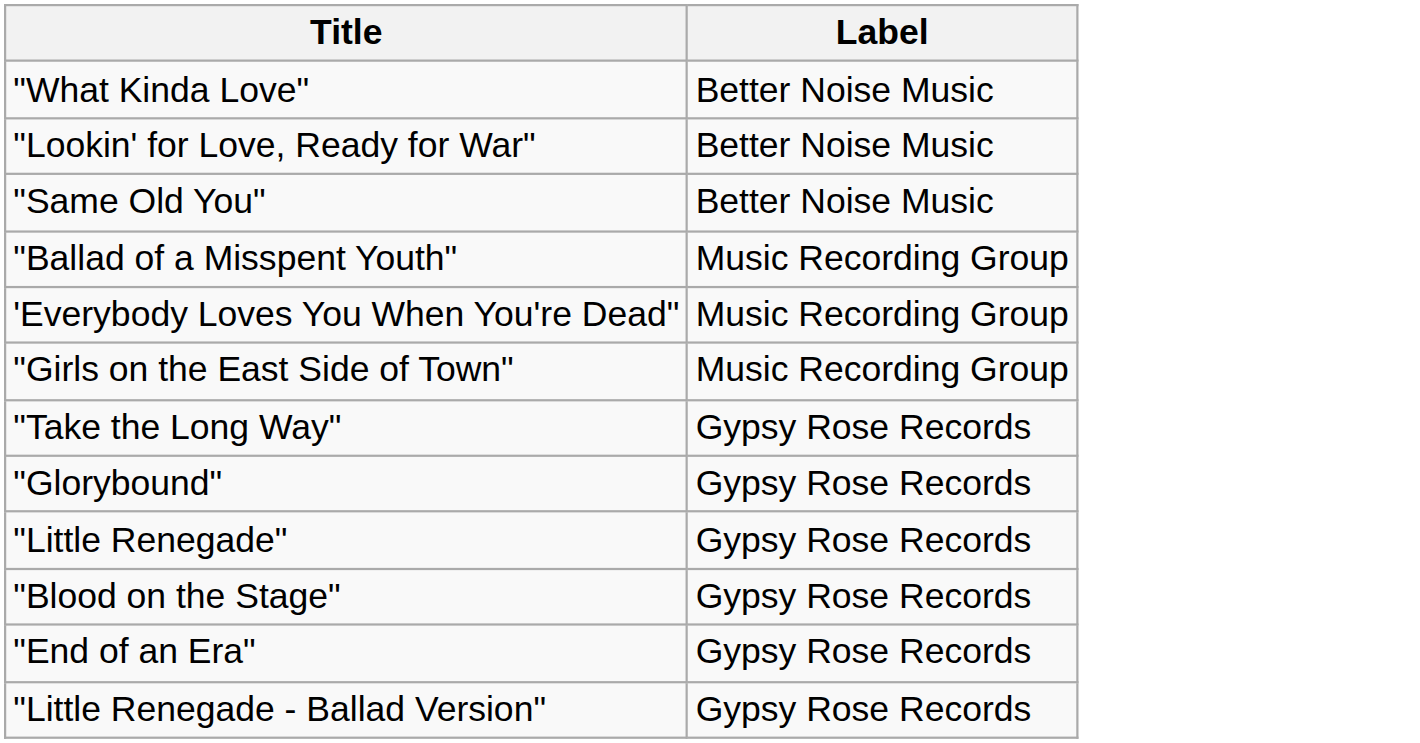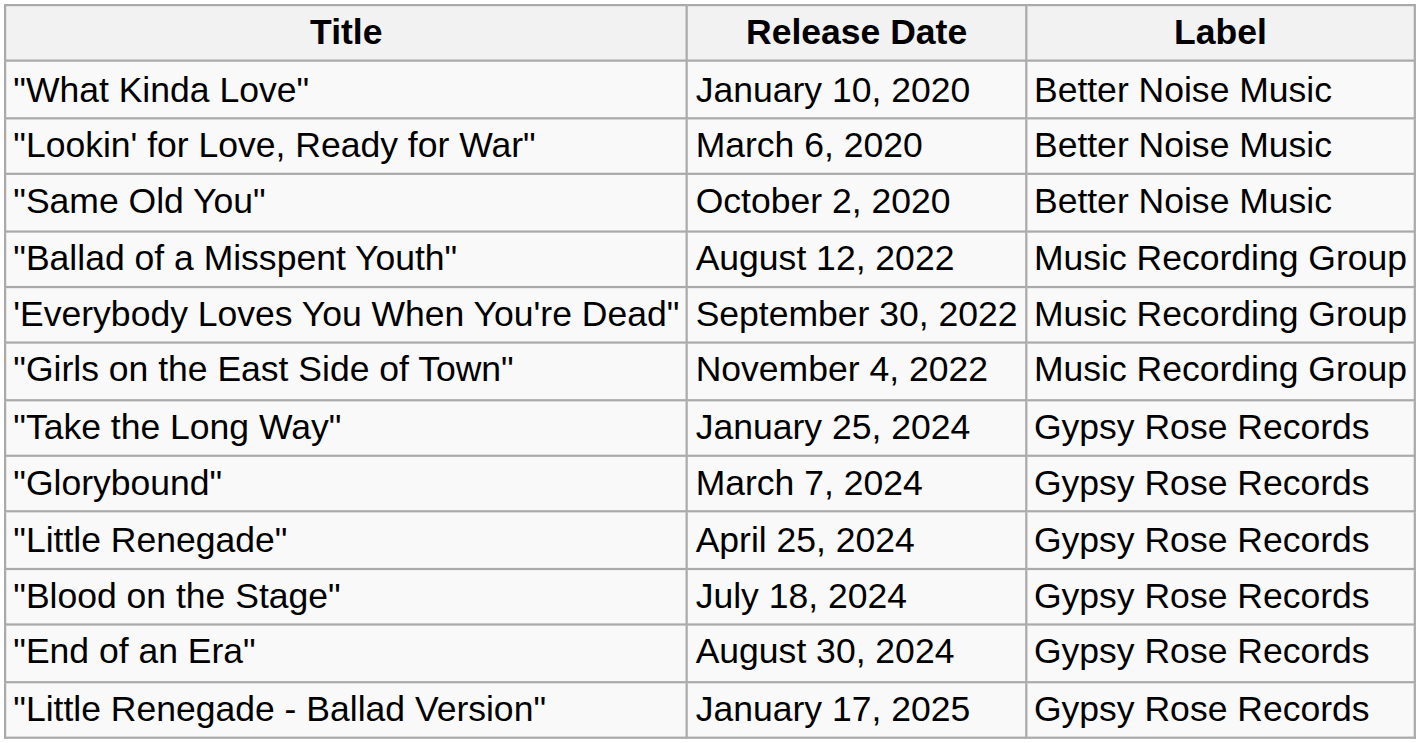+ column: (857, 32)
